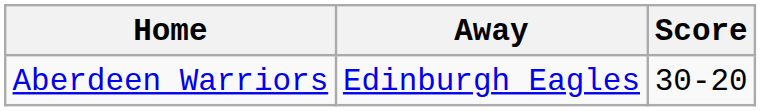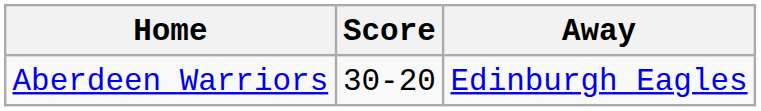columns swapped: (701, 30) <-> (491, 30)
